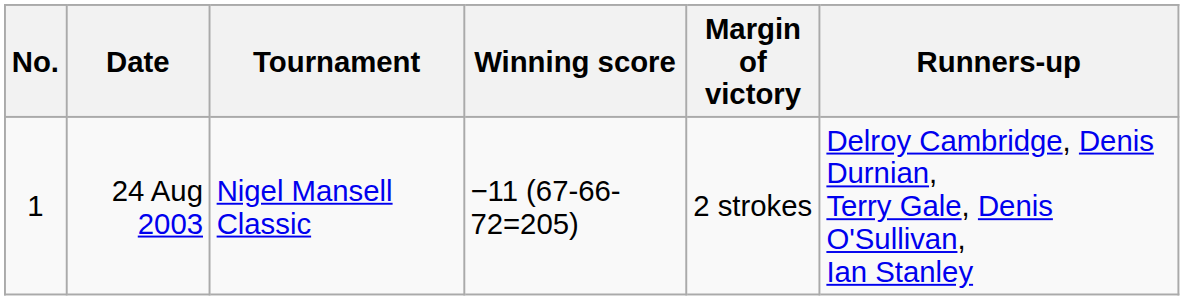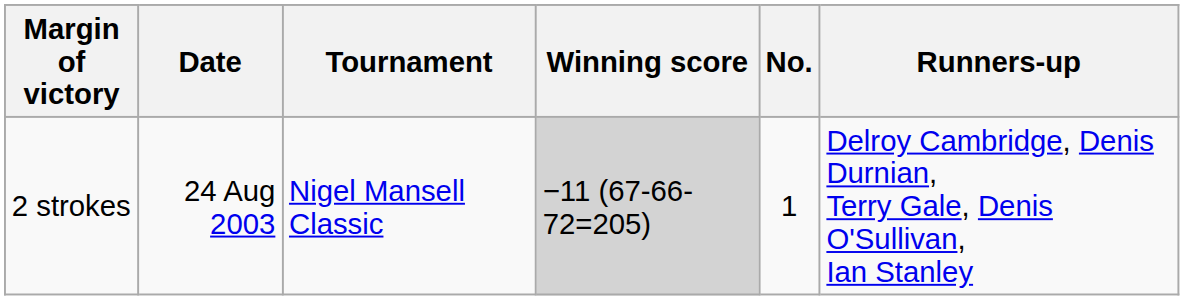columns swapped: (35, 61) <-> (753, 61)
(546, 206) no background -> (618, 206) lightgrey background
